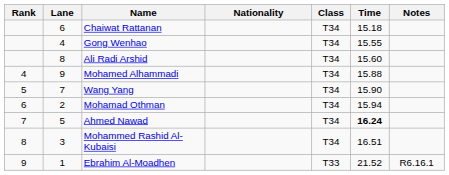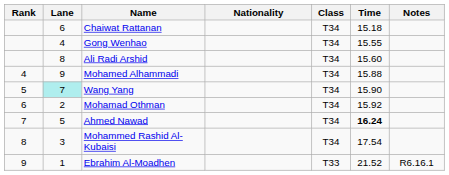(62, 90) no background -> (62, 90) paleturquoise background
(370, 105) 15.94 -> (370, 105) 15.92
(370, 142) 16.51 -> (370, 142) 17.54
